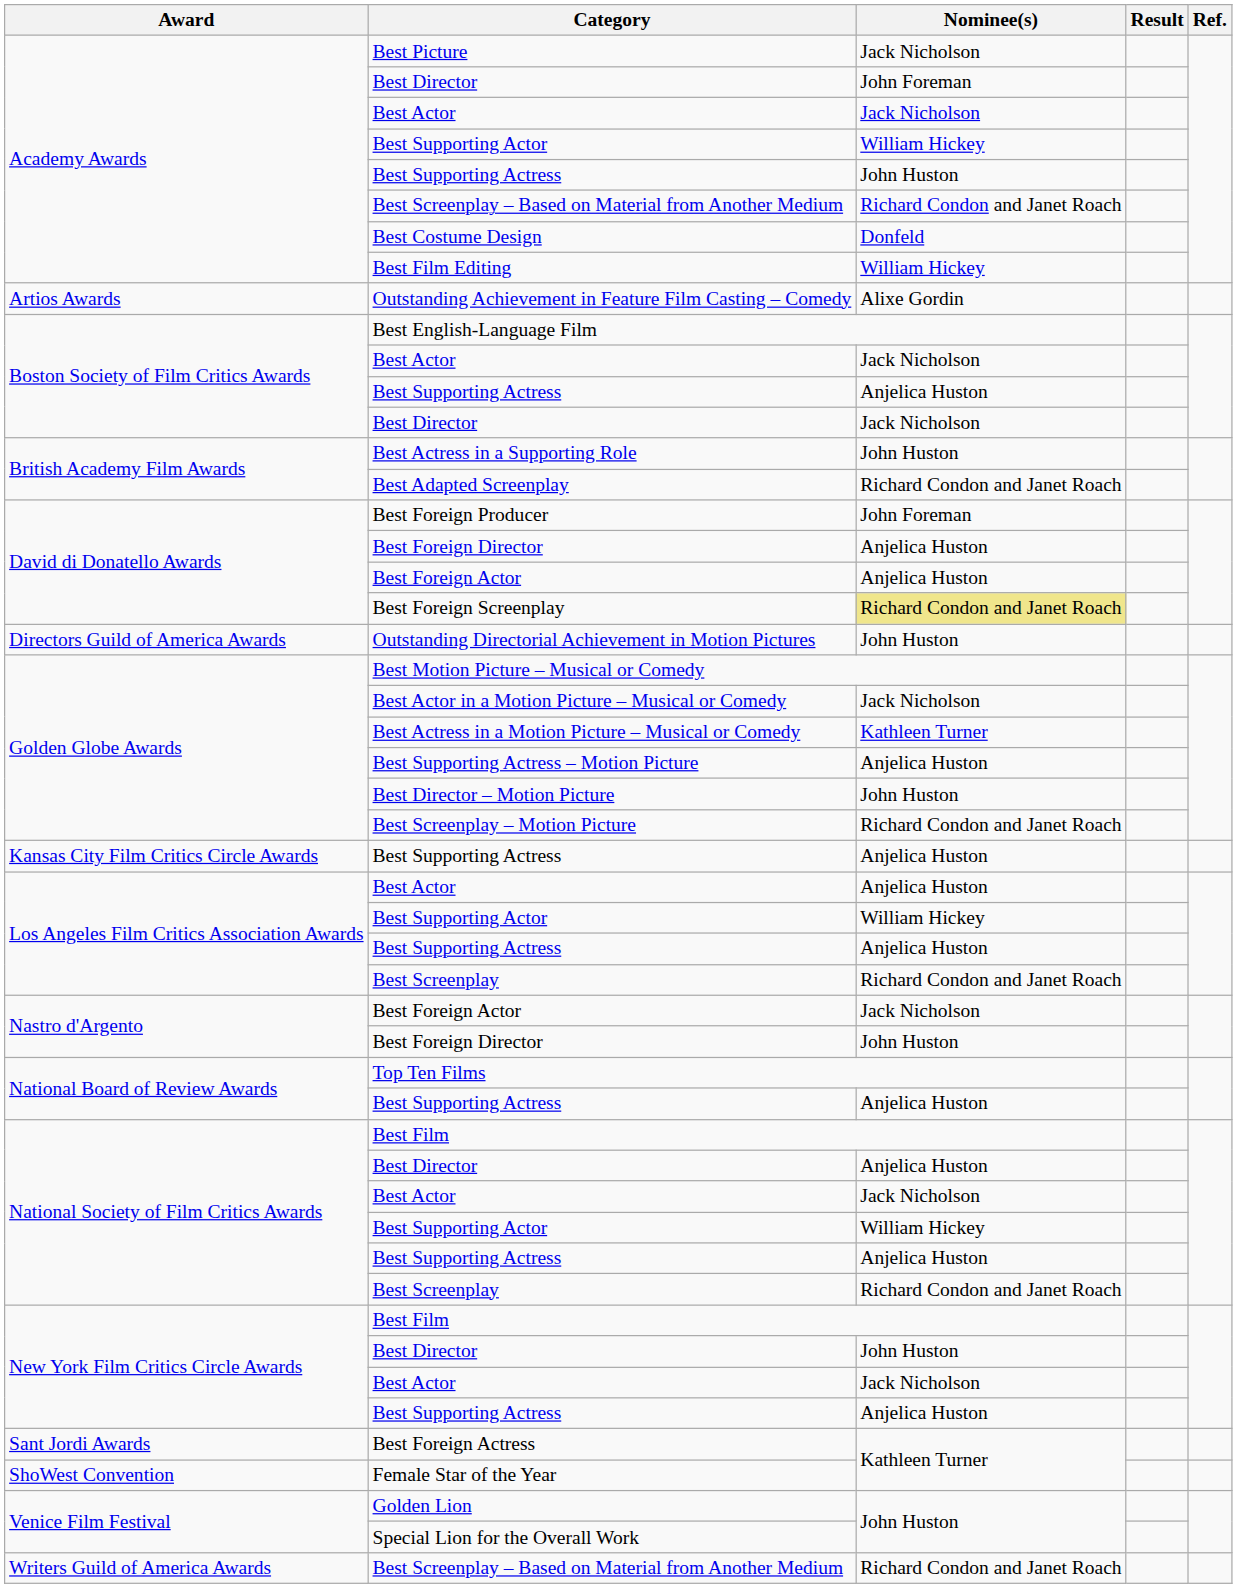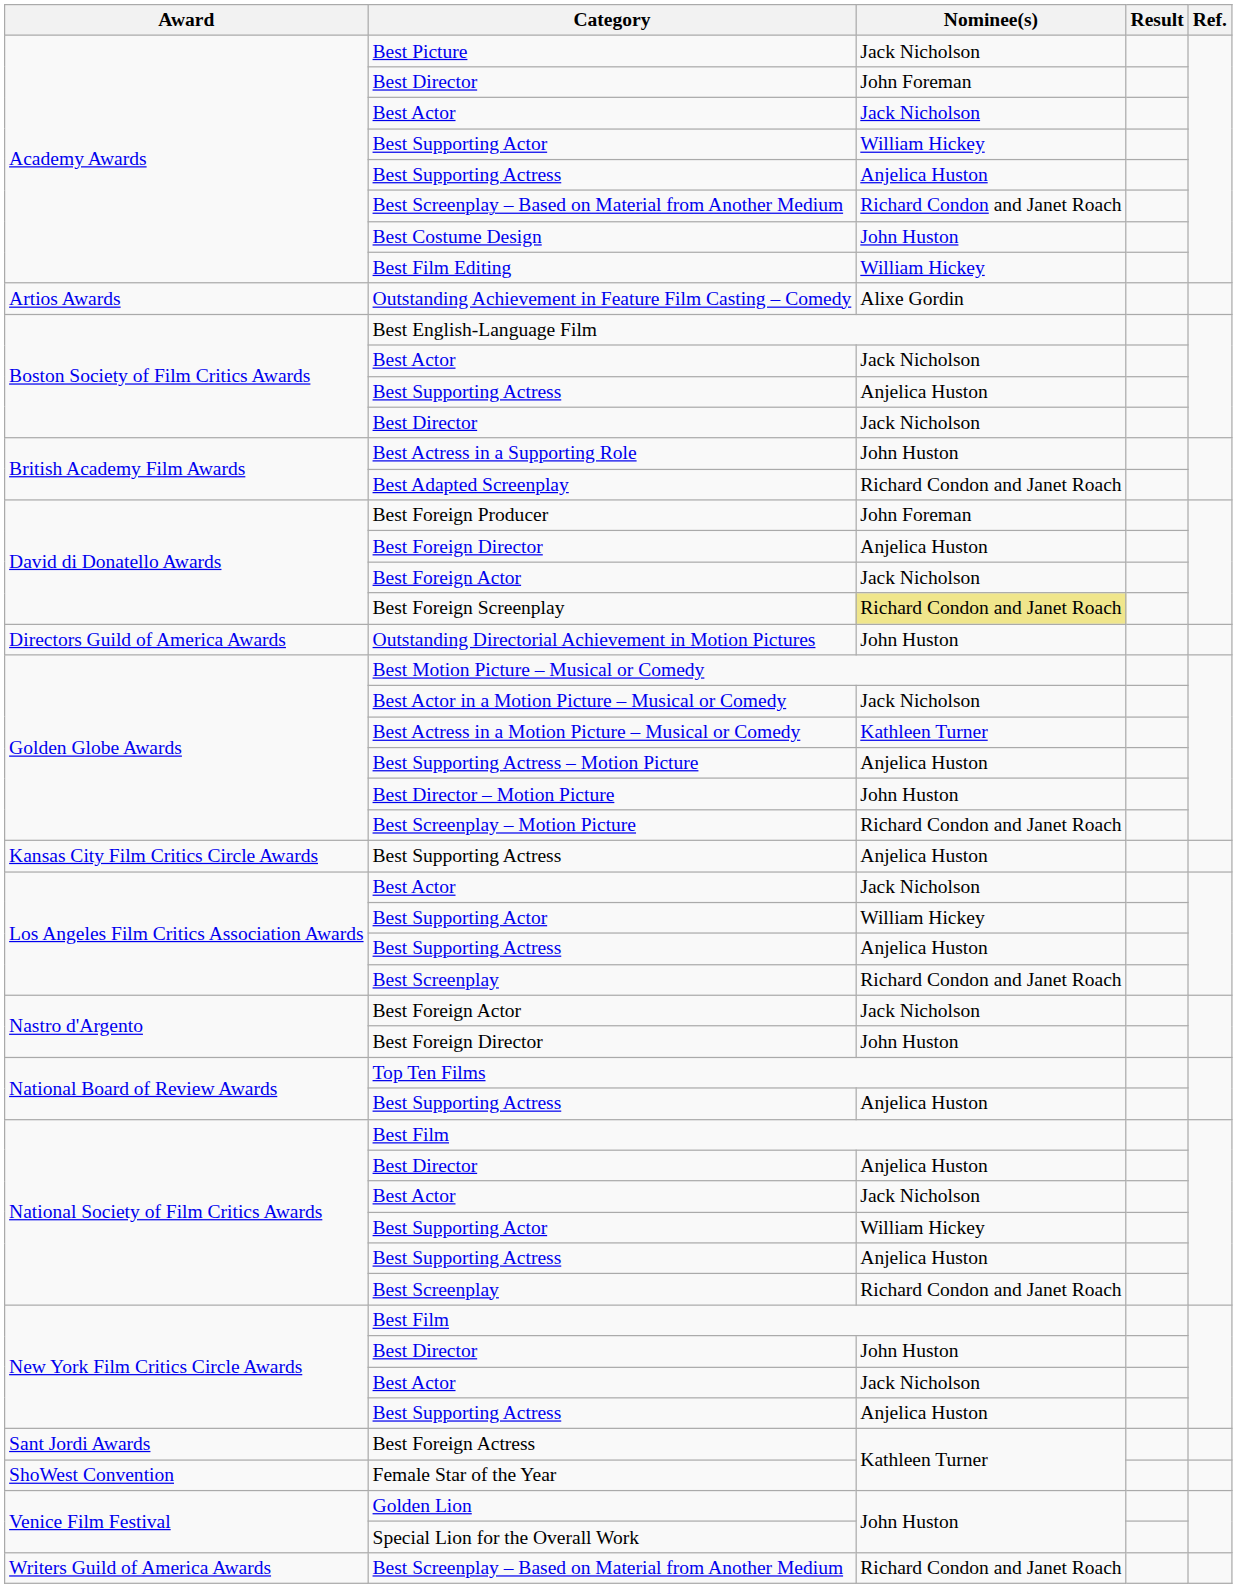(909, 174) John Huston -> (924, 174) Anjelica Huston
(892, 236) Donfeld -> (909, 236) John Huston
(924, 577) Anjelica Huston -> (920, 577) Jack Nicholson
(924, 886) Anjelica Huston -> (920, 886) Jack Nicholson
